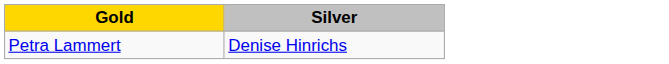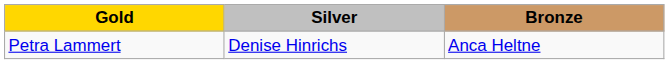+ column: (554, 17)
